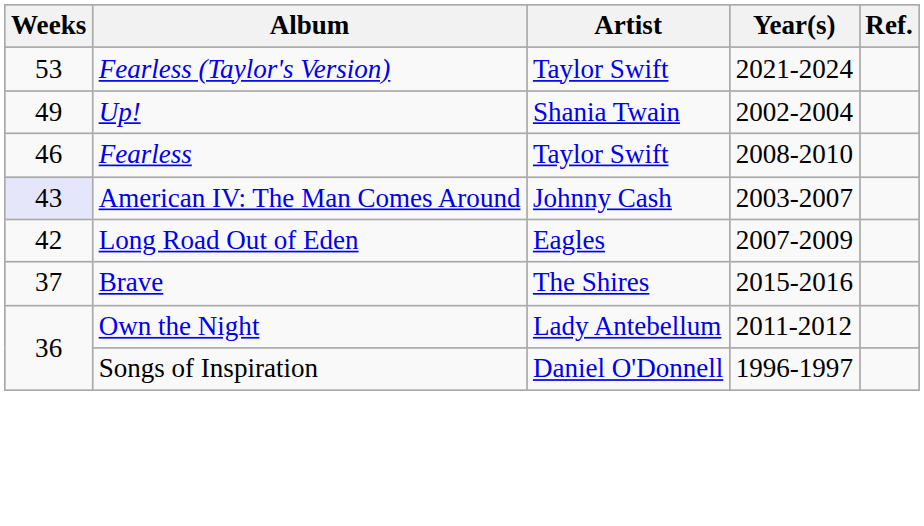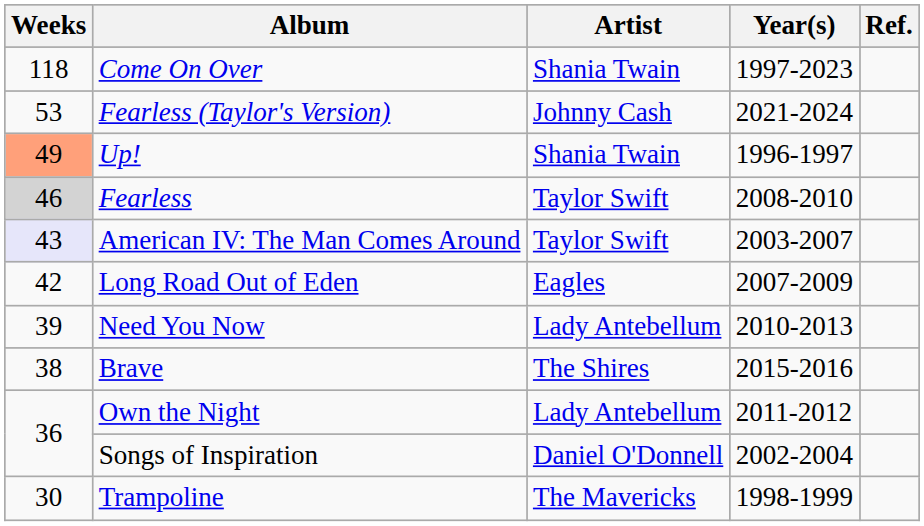+ row: (181, 68)
(601, 68) Taylor Swift -> (602, 111) Johnny Cash
(49, 111) no background -> (49, 154) lightsalmon background
(794, 111) 2002-2004 -> (794, 154) 1996-1997
(49, 154) no background -> (49, 197) lightgrey background
(602, 197) Johnny Cash -> (601, 240) Taylor Swift
+ row: (182, 326)
(49, 283) 37 -> (49, 369) 38
(794, 369) 1996-1997 -> (794, 454) 2002-2004
+ row: (161, 497)
